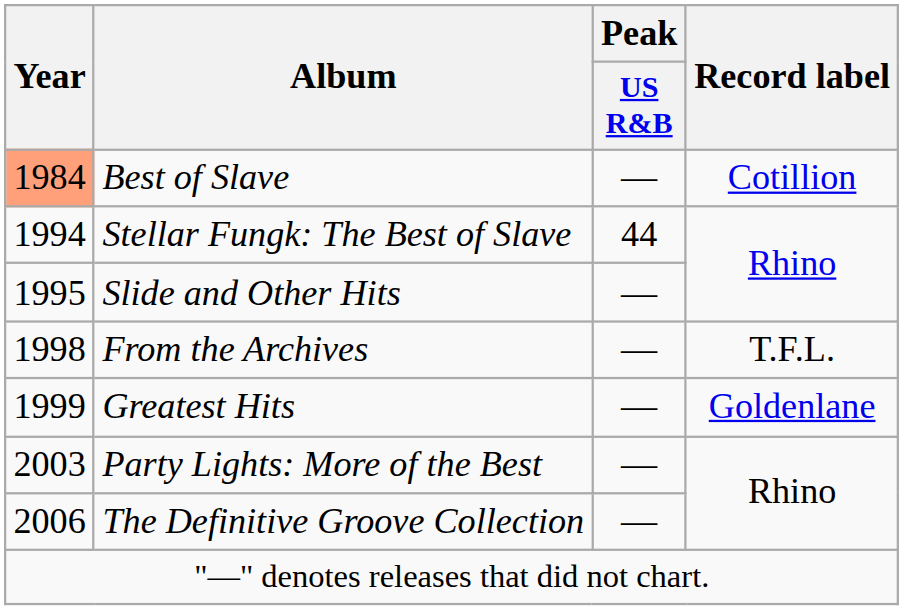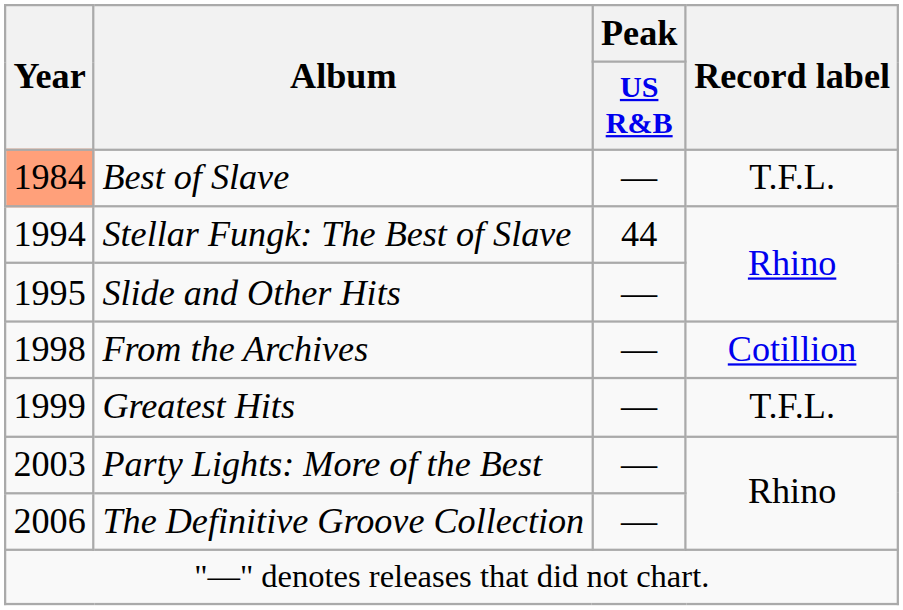(792, 177) Cotillion -> (792, 177) T.F.L.
(792, 349) T.F.L. -> (792, 349) Cotillion
(792, 406) Goldenlane -> (792, 406) T.F.L.
